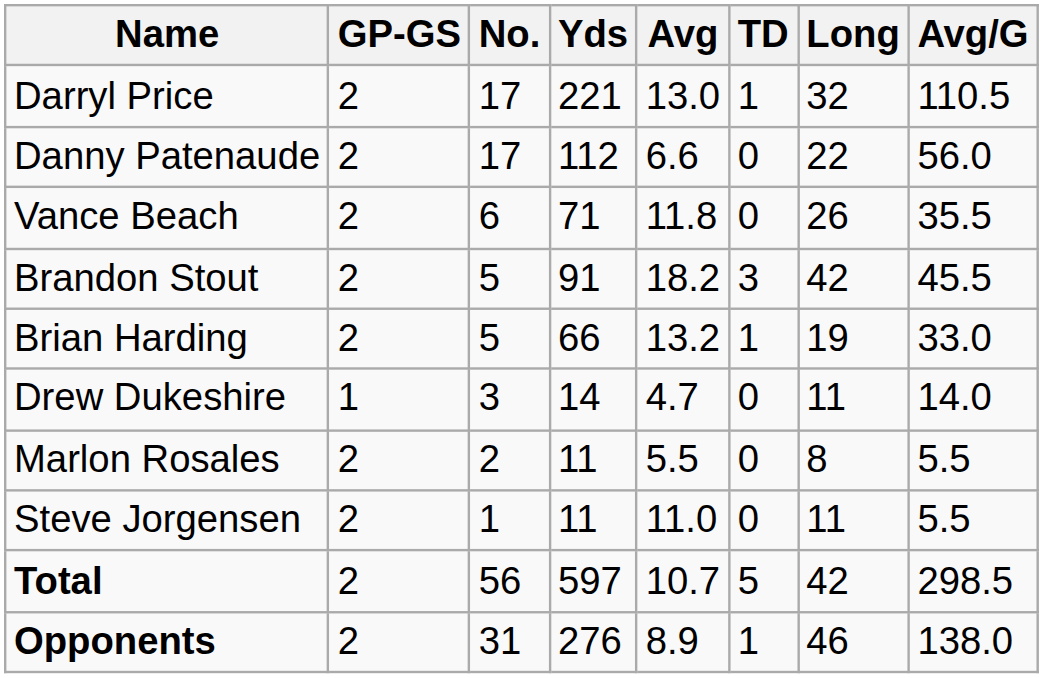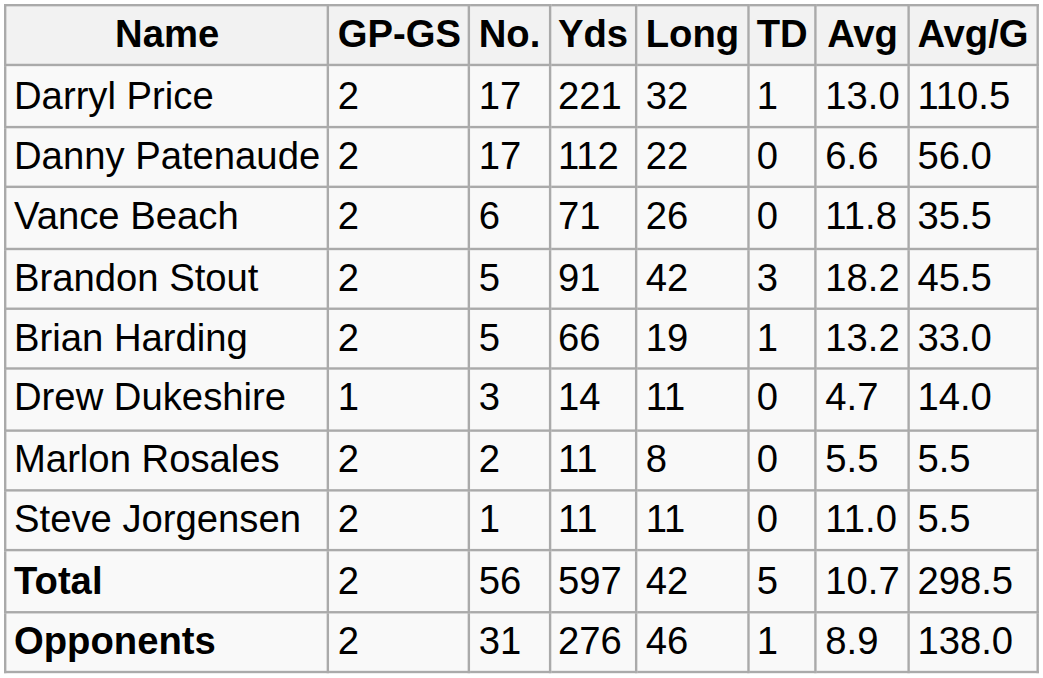columns swapped: (683, 34) <-> (853, 34)
